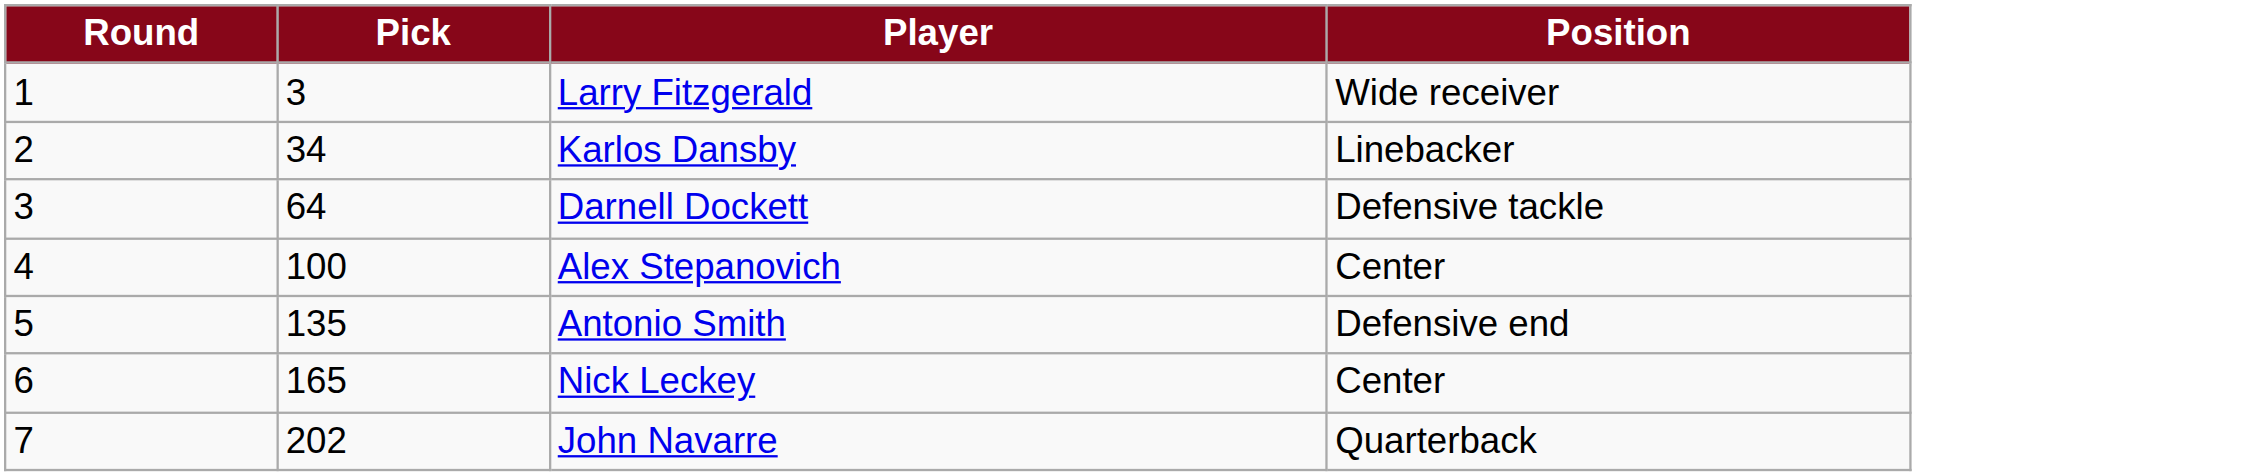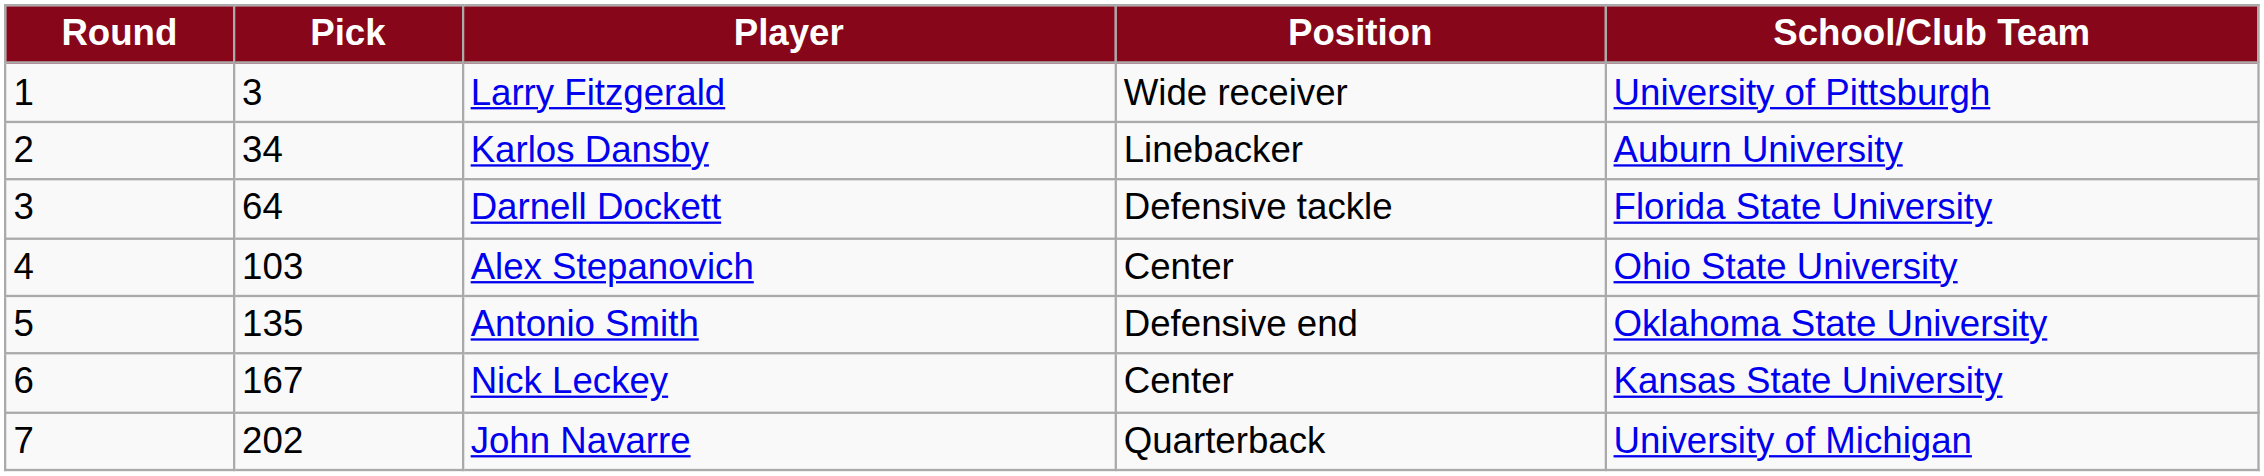+ column: (1932, 33)
(316, 265) 100 -> (273, 265) 103
(316, 382) 165 -> (273, 382) 167
